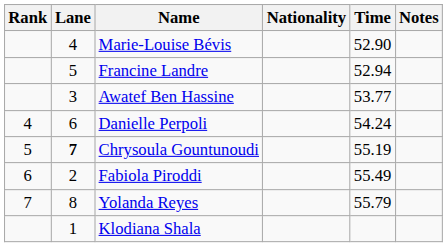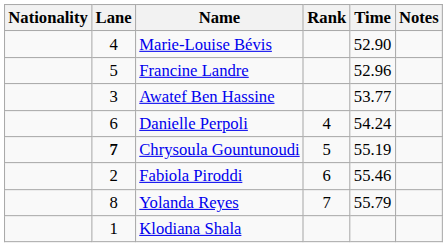columns swapped: (28, 17) <-> (306, 17)
(373, 70) 52.94 -> (373, 70) 52.96
(373, 176) 55.49 -> (373, 176) 55.46
